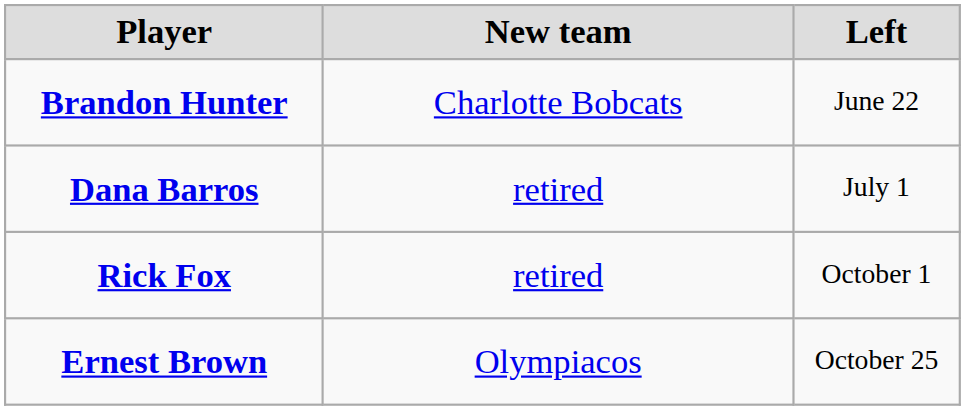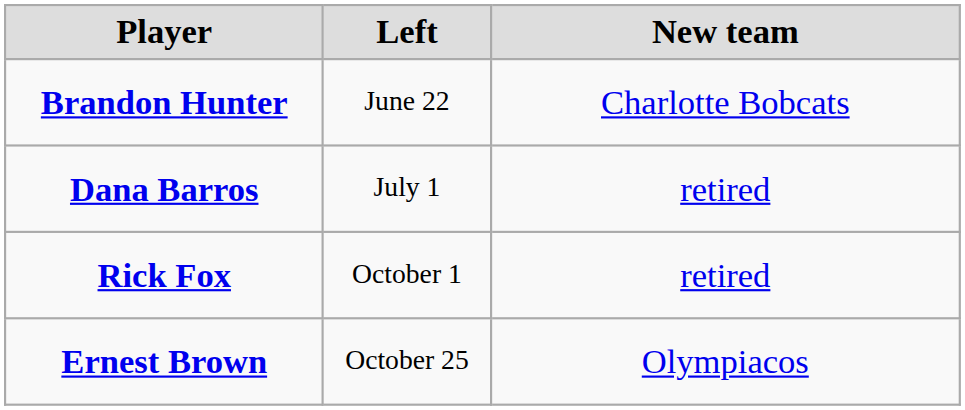columns swapped: (877, 31) <-> (558, 31)
